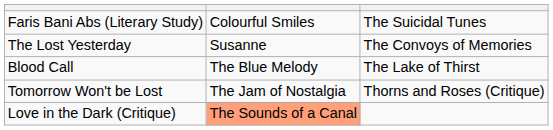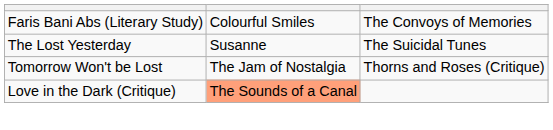(425, 22) The Suicidal Tunes -> (448, 22) The Convoys of Memories
(448, 45) The Convoys of Memories -> (425, 45) The Suicidal Tunes
- row: (41, 68)
